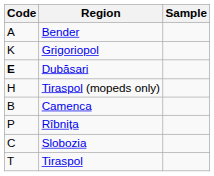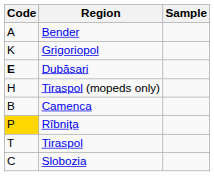(11, 124) no background -> (11, 124) gold background
rows swapped: (64, 143) <-> (62, 161)
